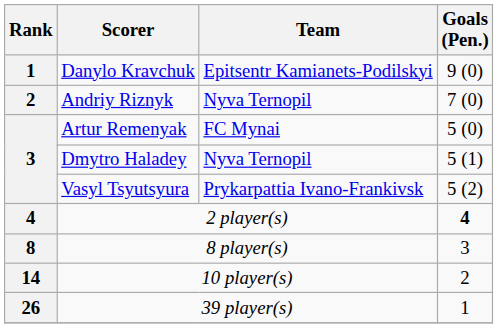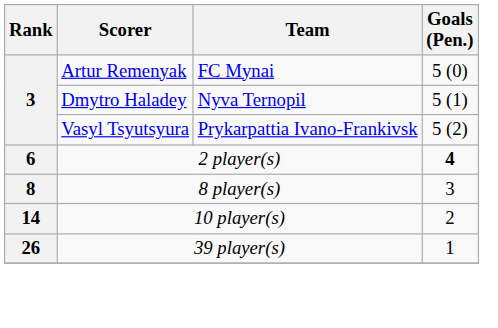- row: (128, 70)
- row: (117, 99)
(31, 218) 4 -> (31, 159) 6
